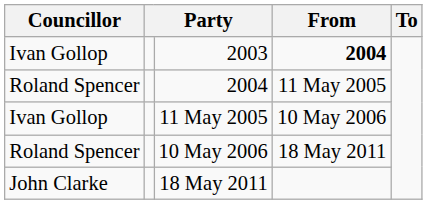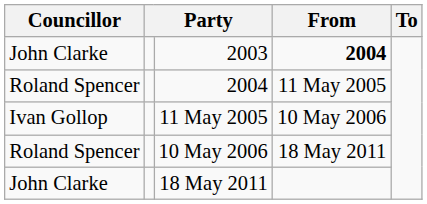(59, 53) Ivan Gollop -> (59, 53) John Clarke
